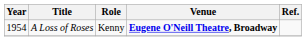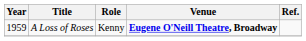(17, 28) 1954 -> (17, 28) 1959
